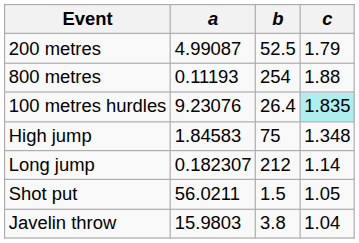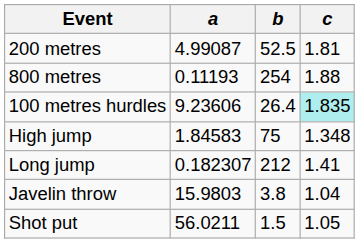(322, 48) 1.79 -> (322, 48) 1.81
(208, 106) 9.23076 -> (208, 106) 9.23606
(322, 164) 1.14 -> (322, 164) 1.41
rows swapped: (43, 194) <-> (63, 223)
